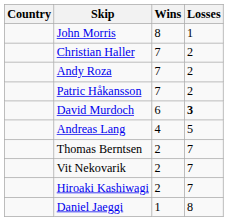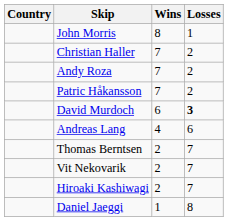(190, 129) 5 -> (190, 129) 6
